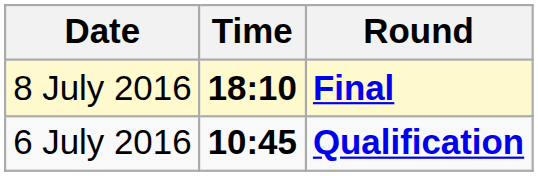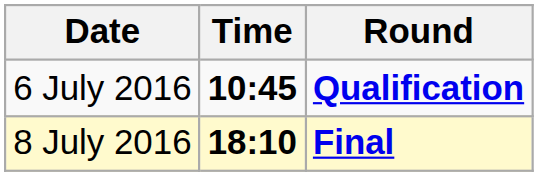rows swapped: (102, 142) <-> (102, 87)
